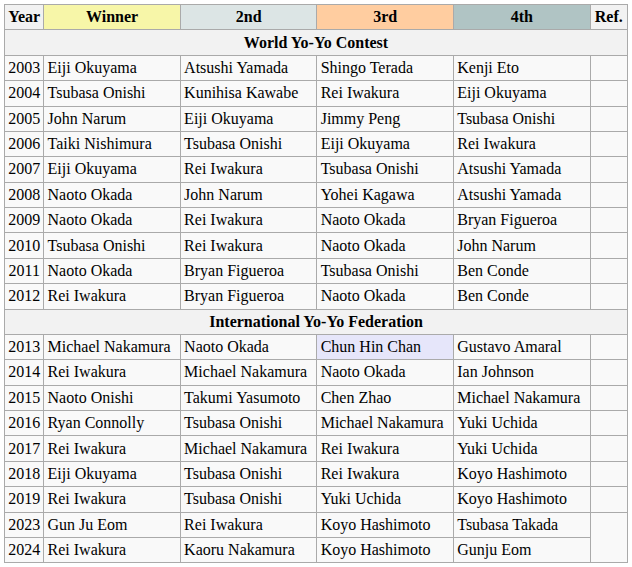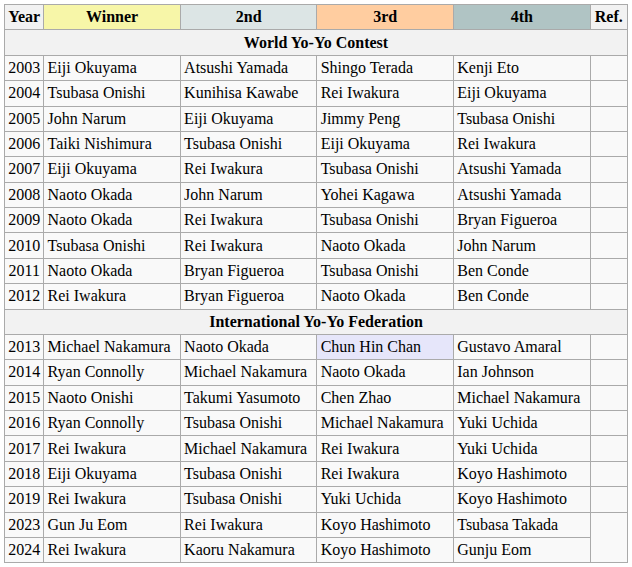(363, 220) Naoto Okada -> (370, 220) Tsubasa Onishi
(87, 372) Rei Iwakura -> (96, 372) Ryan Connolly
